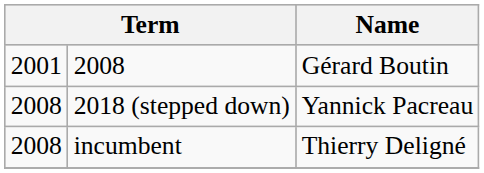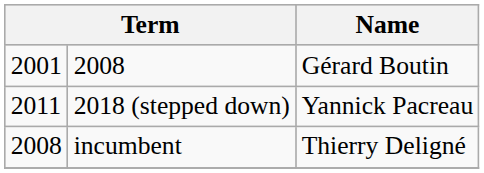(36, 106) 2008 -> (36, 106) 2011
